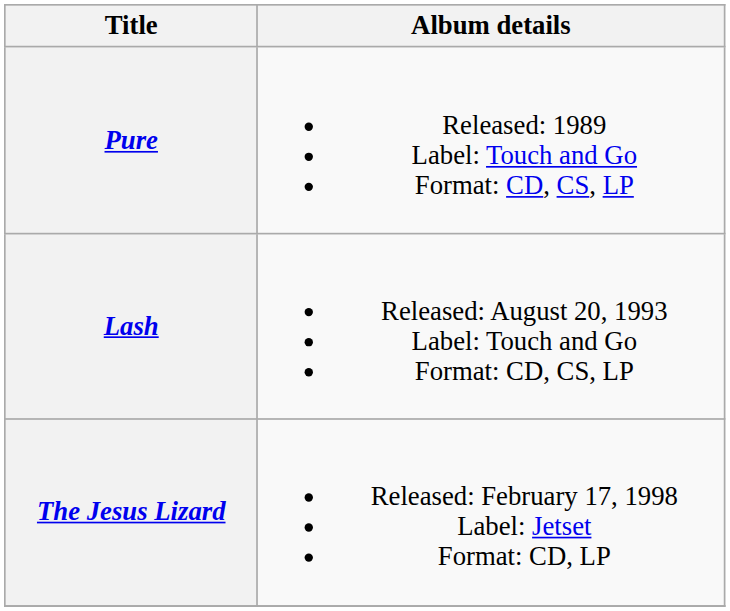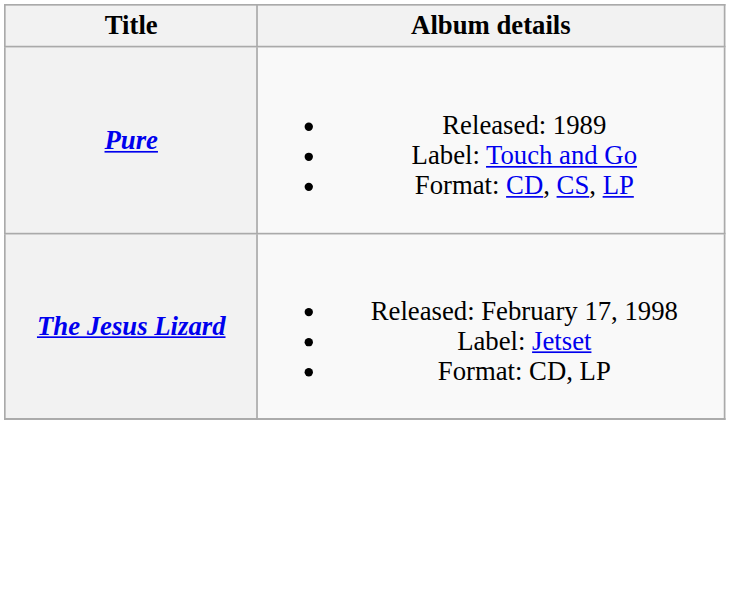- row: (131, 325)
